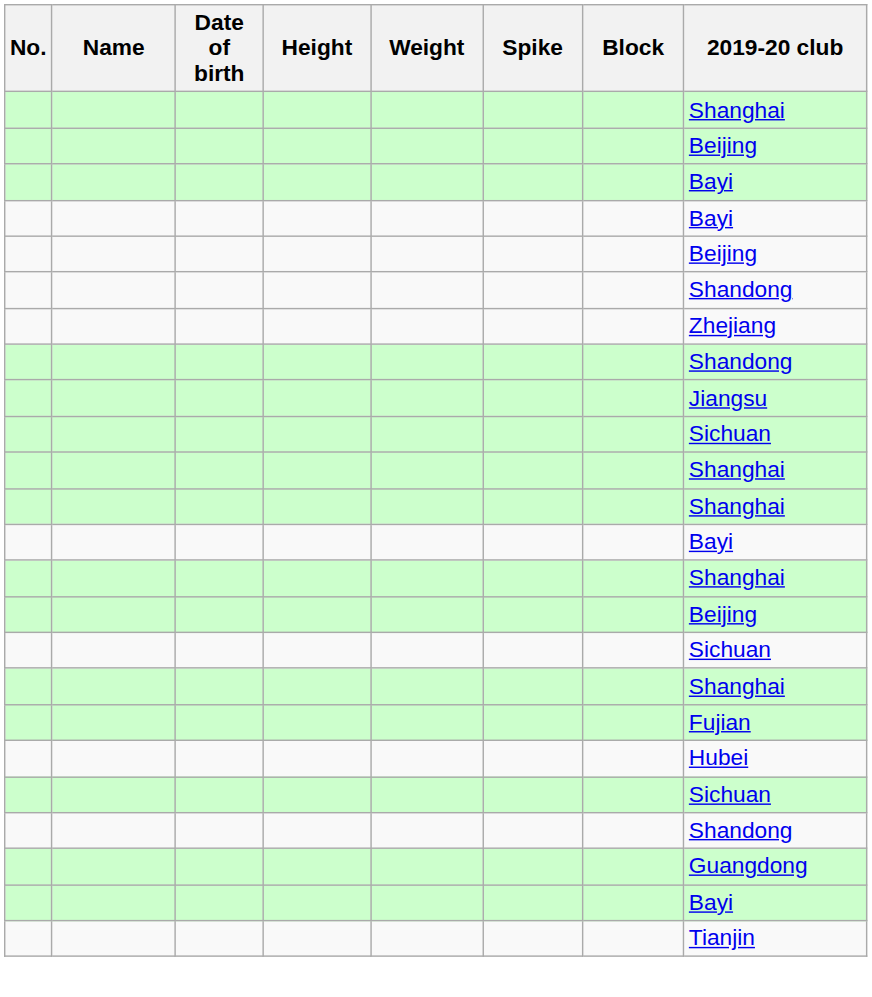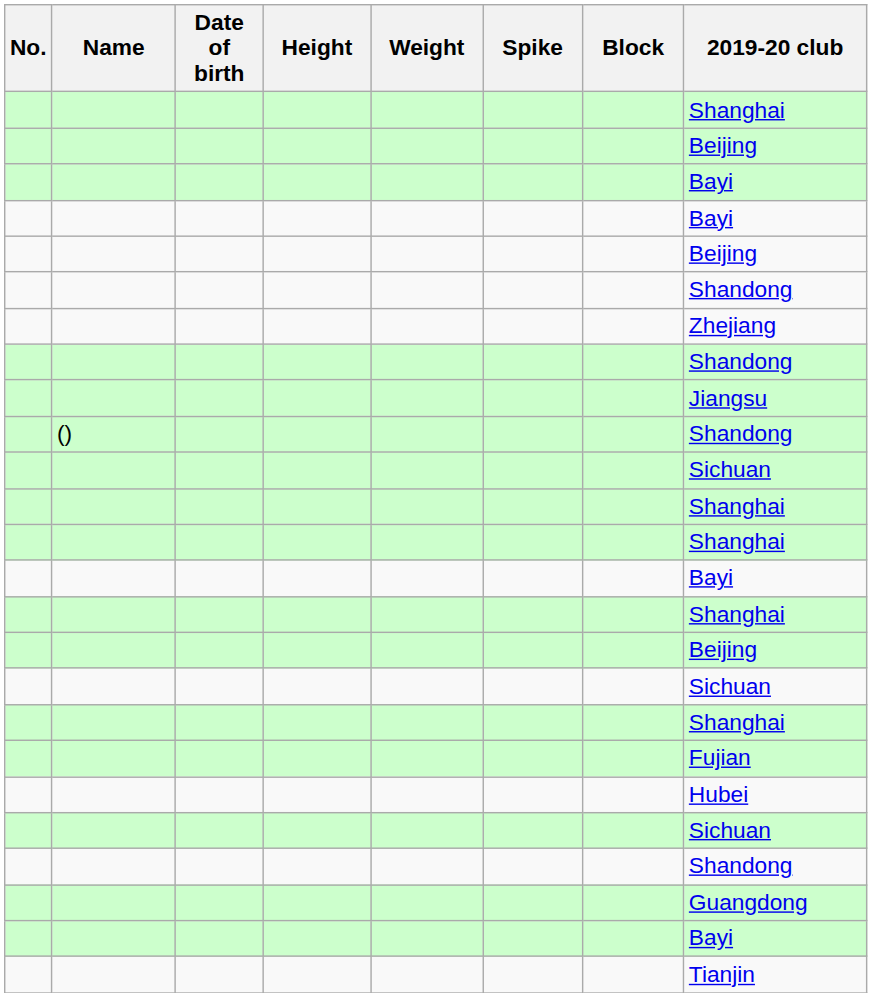+ row: (28, 434)
